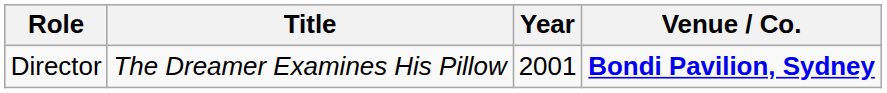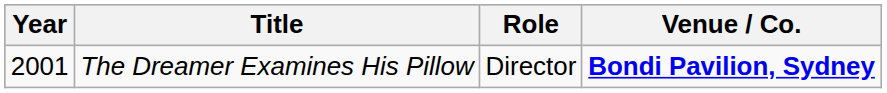columns swapped: (547, 25) <-> (56, 25)
